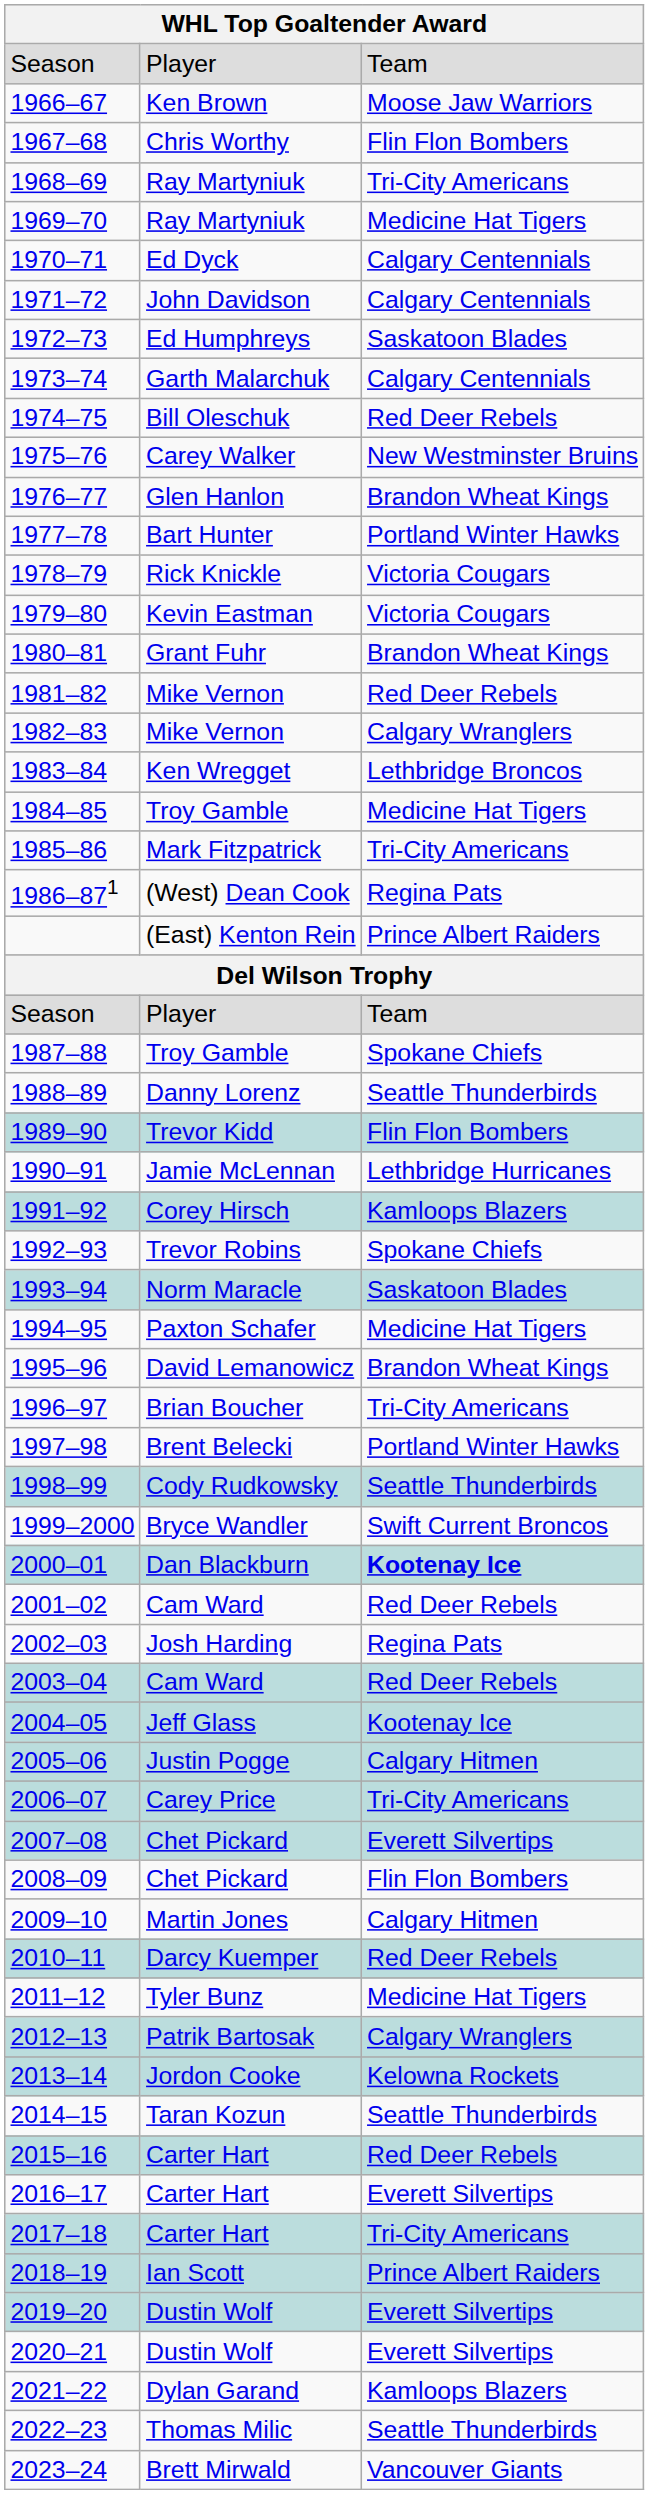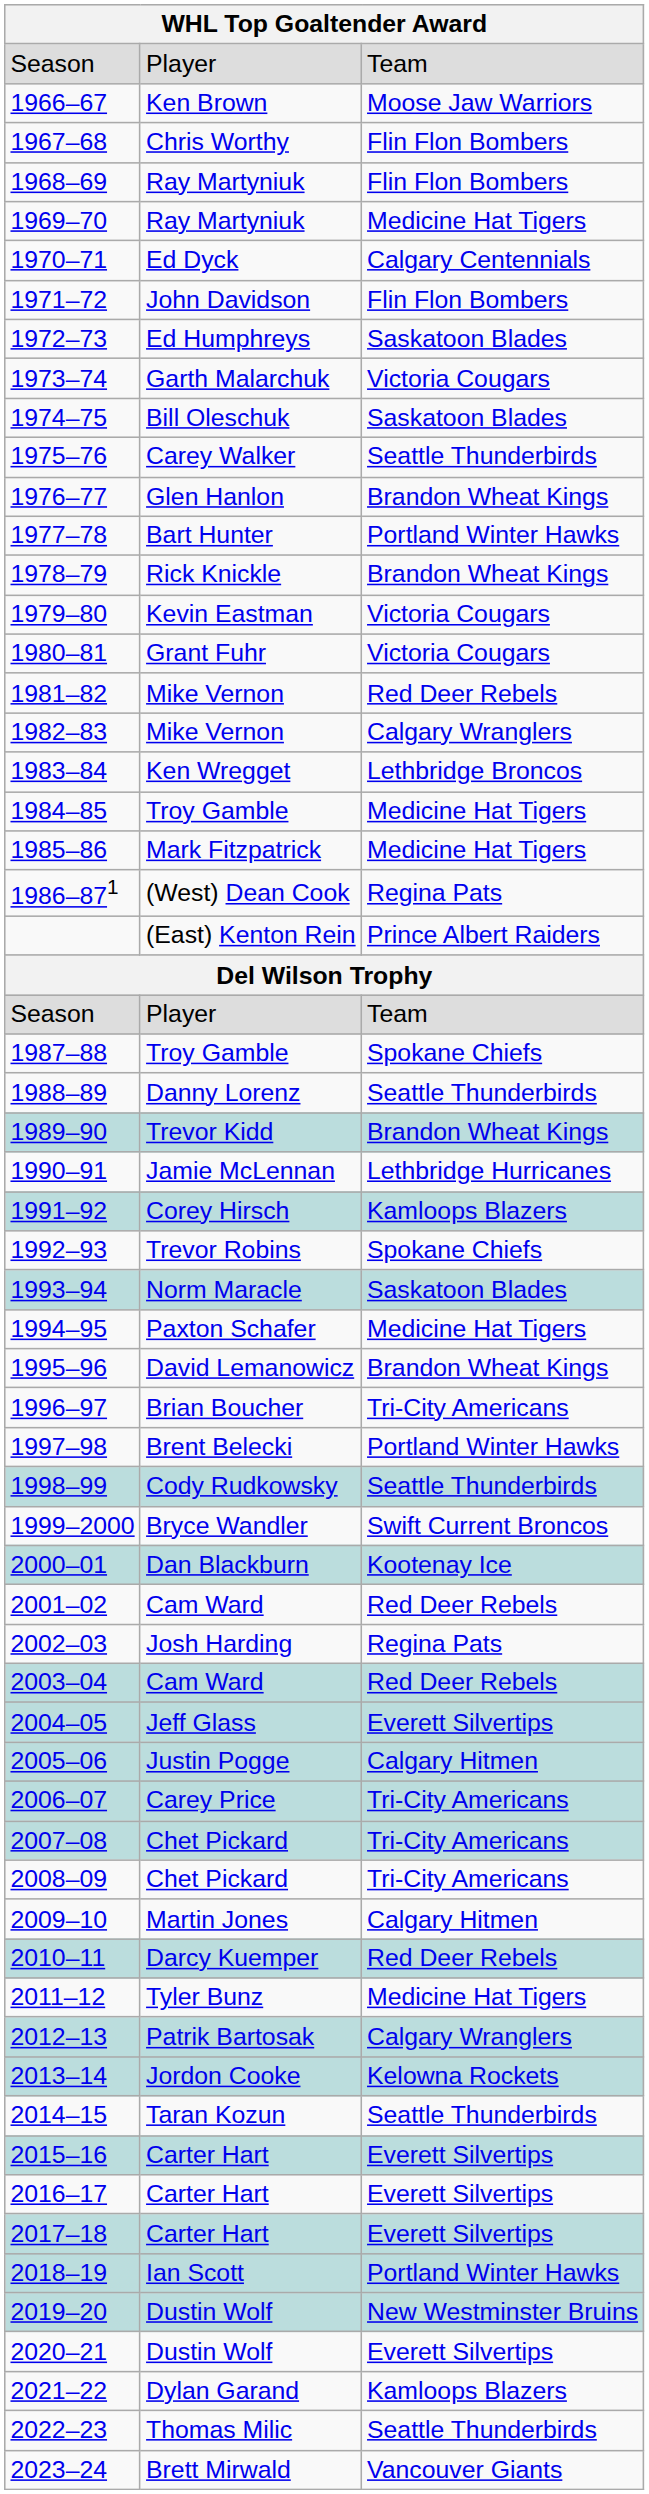(468, 181) Tri-City Americans -> (468, 181) Flin Flon Bombers
(479, 299) Calgary Centennials -> (468, 299) Flin Flon Bombers
(479, 378) Calgary Centennials -> (458, 378) Victoria Cougars
(462, 417) Red Deer Rebels -> (467, 417) Saskatoon Blades
(503, 456) New Westminster Bruins -> (482, 456) Seattle Thunderbirds
(458, 574) Victoria Cougars -> (488, 574) Brandon Wheat Kings
(488, 653) Brandon Wheat Kings -> (458, 653) Victoria Cougars
(468, 850) Tri-City Americans -> (477, 850) Medicine Hat Tigers
(468, 1132) Flin Flon Bombers -> (488, 1132) Brandon Wheat Kings
(444, 1564) bold -> (439, 1564) normal
(439, 1722) Kootenay Ice -> (460, 1722) Everett Silvertips
(460, 1840) Everett Silvertips -> (468, 1840) Tri-City Americans
(468, 1879) Flin Flon Bombers -> (468, 1879) Tri-City Americans
(462, 2154) Red Deer Rebels -> (460, 2154) Everett Silvertips
(468, 2233) Tri-City Americans -> (460, 2233) Everett Silvertips
(484, 2272) Prince Albert Raiders -> (493, 2272) Portland Winter Hawks
(460, 2312) Everett Silvertips -> (503, 2312) New Westminster Bruins
